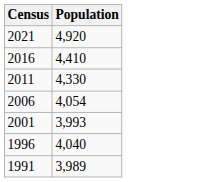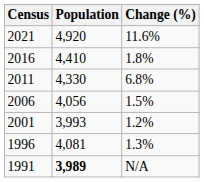+ column: (160, 15)
(71, 101) 4,054 -> (71, 101) 4,056
(71, 144) 4,040 -> (71, 144) 4,081
(71, 166) normal -> (71, 166) bold
